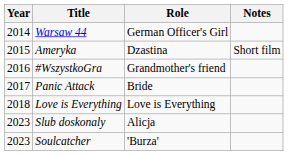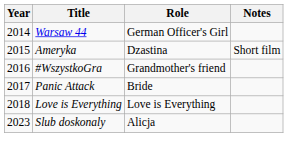- row: (63, 141)
